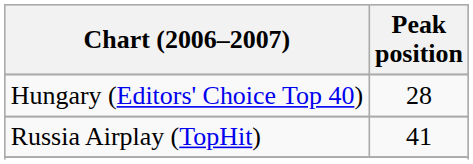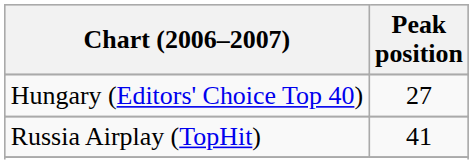(419, 95) 28 -> (419, 95) 27
